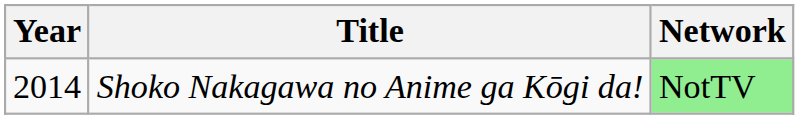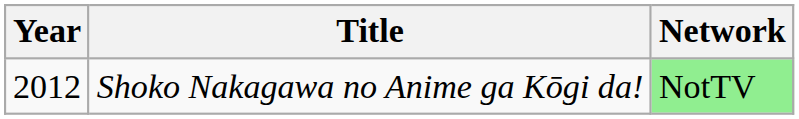(47, 85) 2014 -> (47, 85) 2012
